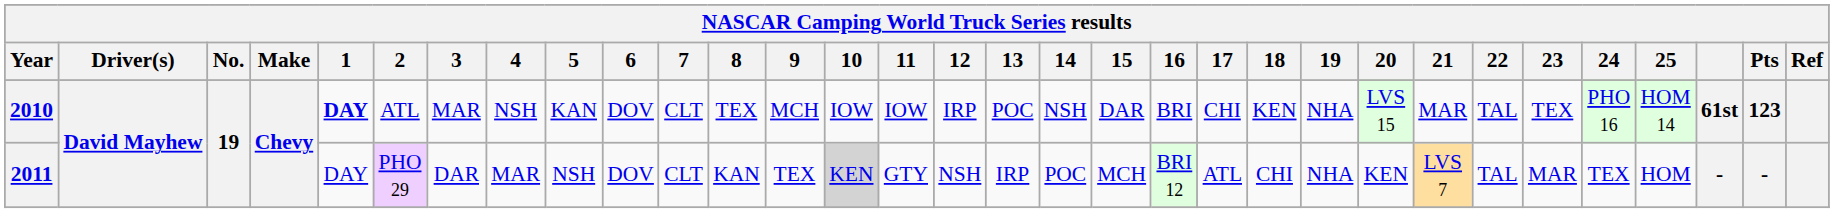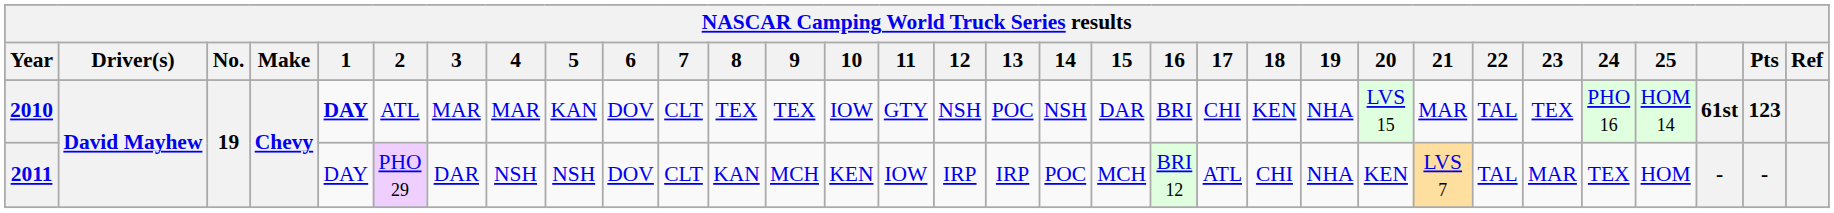(516, 110) NSH -> (516, 110) MAR
(795, 110) MCH -> (794, 110) TEX
(906, 110) IOW -> (906, 110) GTY
(960, 110) IRP -> (960, 110) NSH
(516, 174) MAR -> (516, 174) NSH
(794, 174) TEX -> (795, 174) MCH
(851, 174) lightgrey background -> (851, 174) no background
(906, 174) GTY -> (906, 174) IOW
(960, 174) NSH -> (960, 174) IRP
